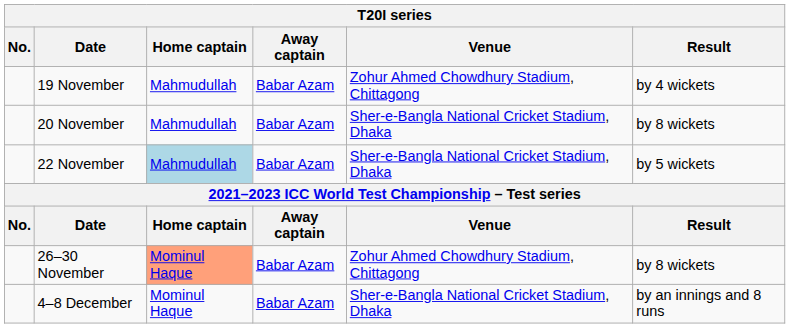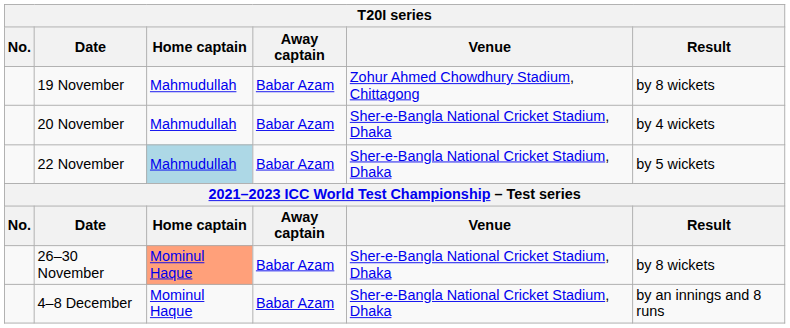(676, 85) by 4 wickets -> (676, 85) by 8 wickets
(676, 124) by 8 wickets -> (676, 124) by 4 wickets
(462, 264) Zohur Ahmed Chowdhury Stadium, Chittagong -> (479, 264) Sher-e-Bangla National Cricket Stadium, Dhaka
